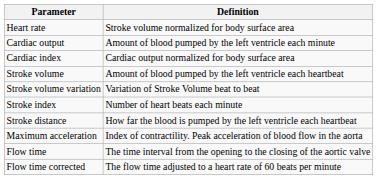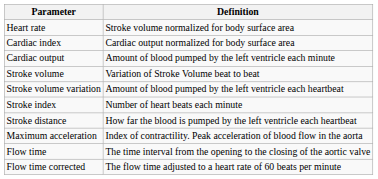rows swapped: (35, 43) <-> (34, 58)
(224, 74) Amount of blood pumped by the left ventricle each heartbeat -> (182, 74) Variation of Stroke Volume beat to beat
(182, 89) Variation of Stroke Volume beat to beat -> (224, 89) Amount of blood pumped by the left ventricle each heartbeat
